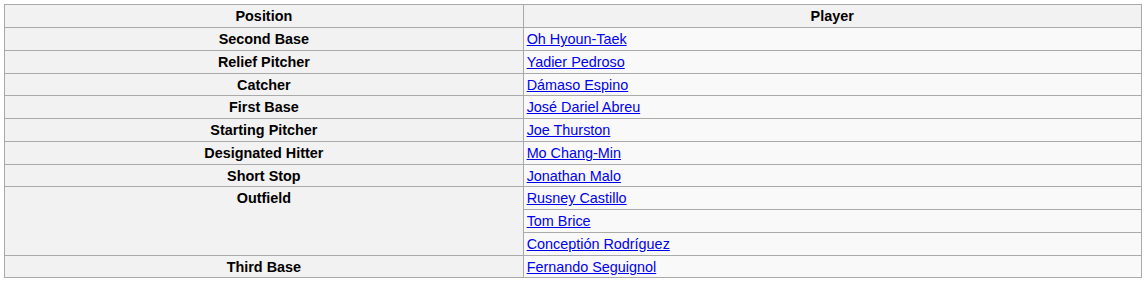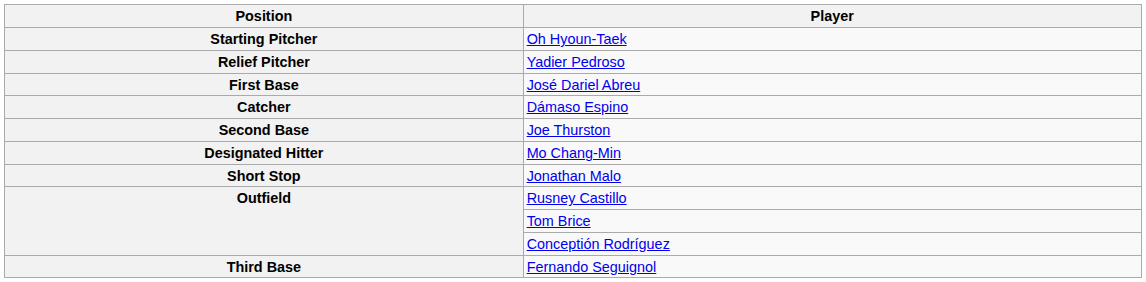(264, 39) Second Base -> (264, 39) Starting Pitcher
rows swapped: (577, 85) <-> (583, 107)
(264, 130) Starting Pitcher -> (264, 130) Second Base
